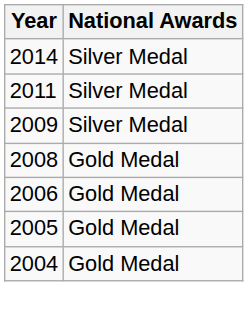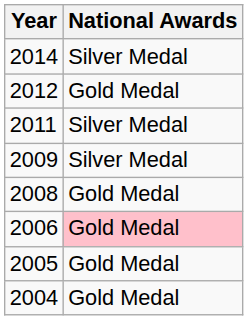+ row: (34, 90)
(124, 194) no background -> (124, 228) pink background
